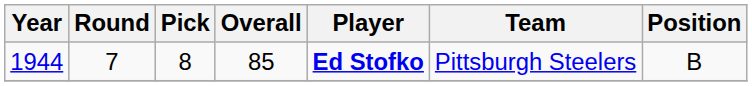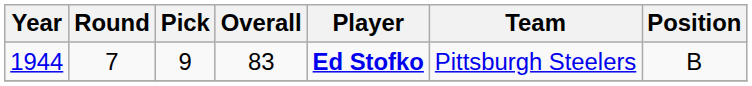(185, 61) 8 -> (185, 61) 9
(261, 61) 85 -> (261, 61) 83
